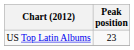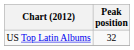(111, 38) 23 -> (111, 38) 32
